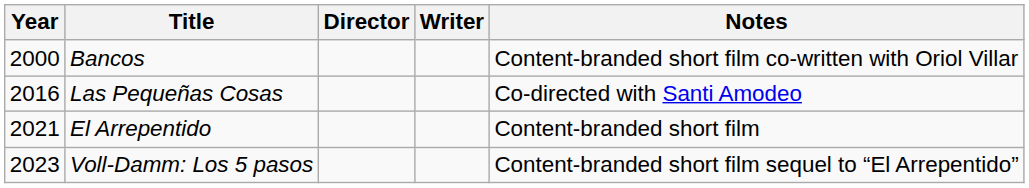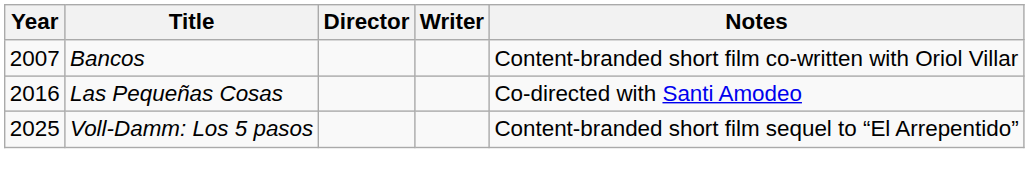(35, 57) 2000 -> (35, 57) 2007
- row: (141, 128)
(35, 164) 2023 -> (35, 128) 2025
